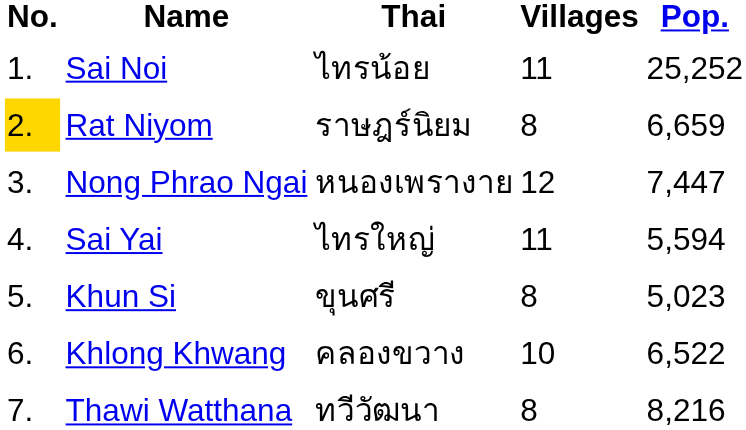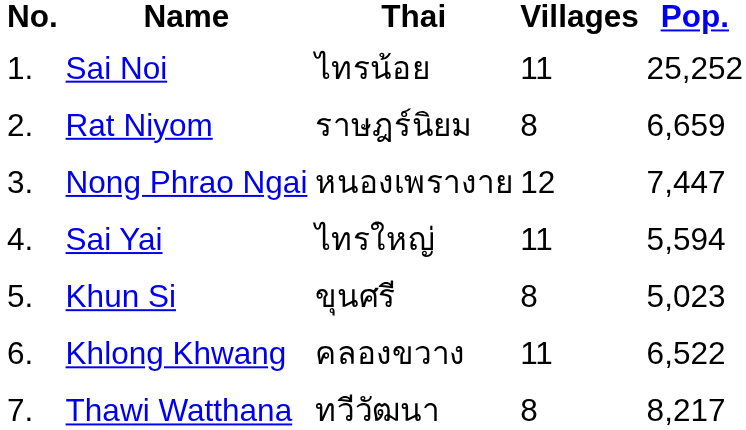(20, 124) gold background -> (20, 124) no background
(538, 353) 10 -> (537, 353) 11
(686, 410) 8,216 -> (686, 410) 8,217
